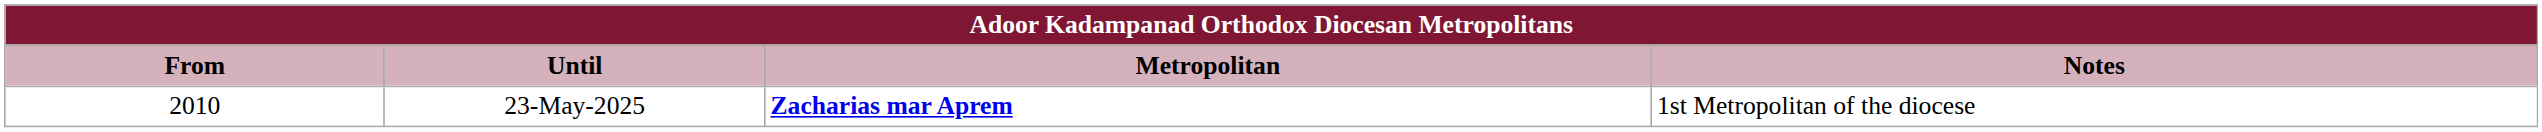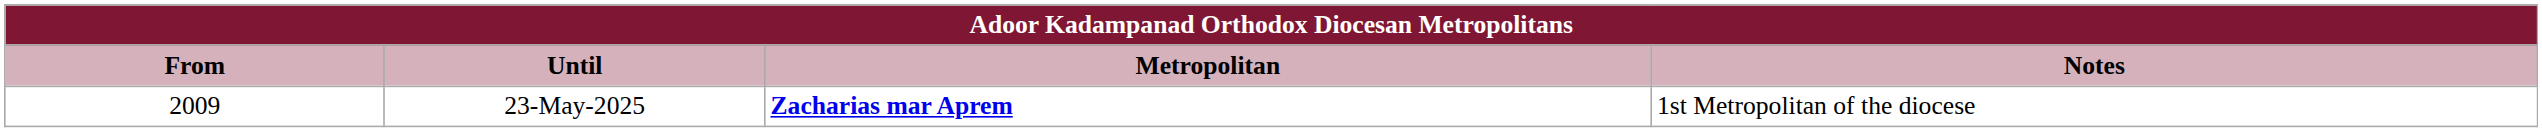(195, 106) 2010 -> (195, 106) 2009
